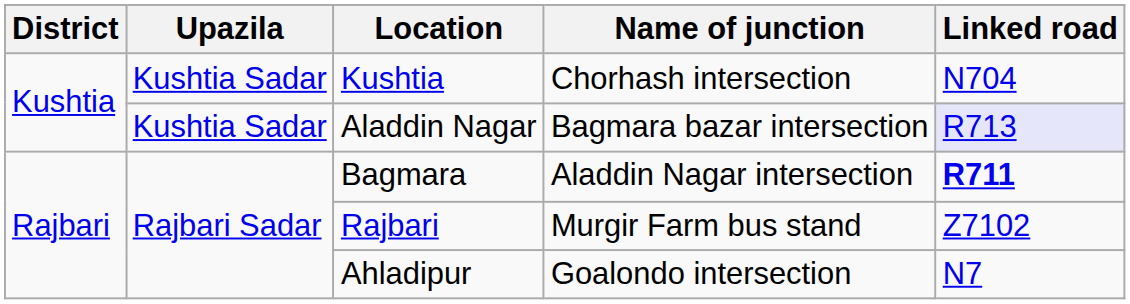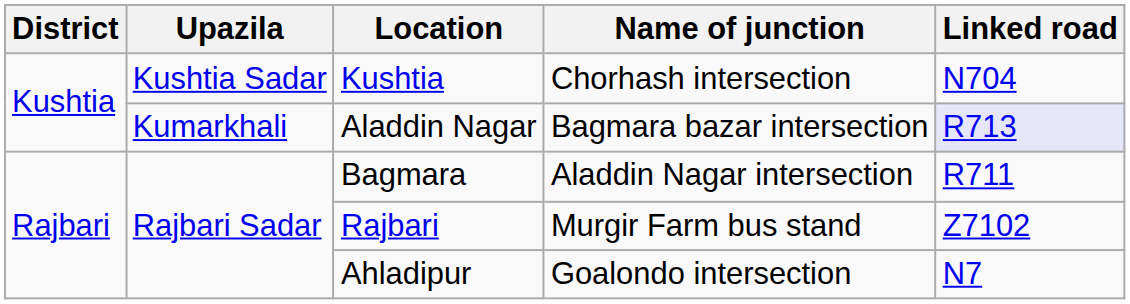(230, 126) Kushtia Sadar -> (210, 126) Kumarkhali
(979, 175) bold -> (978, 175) normal
